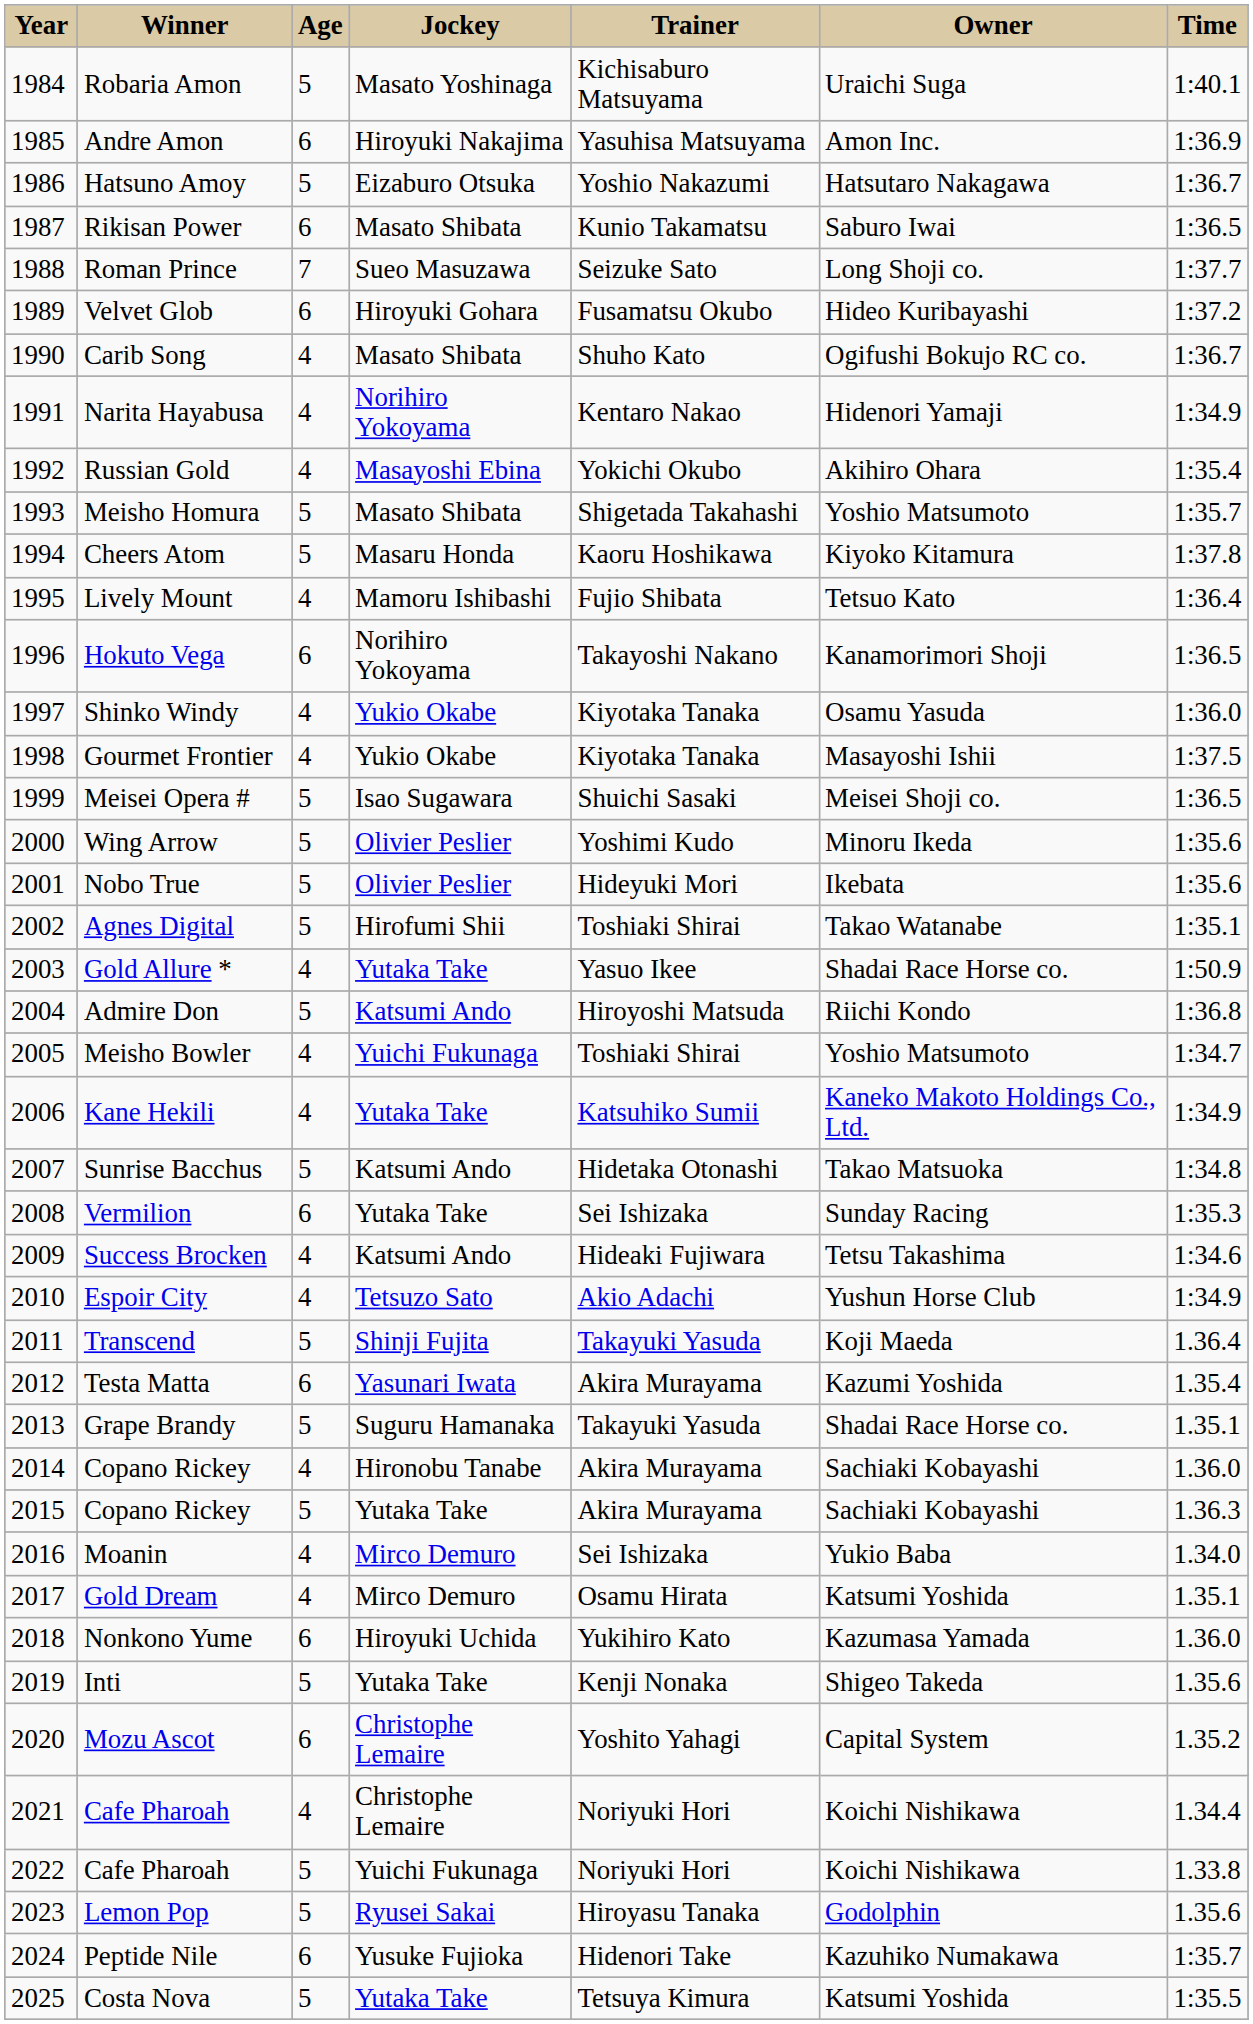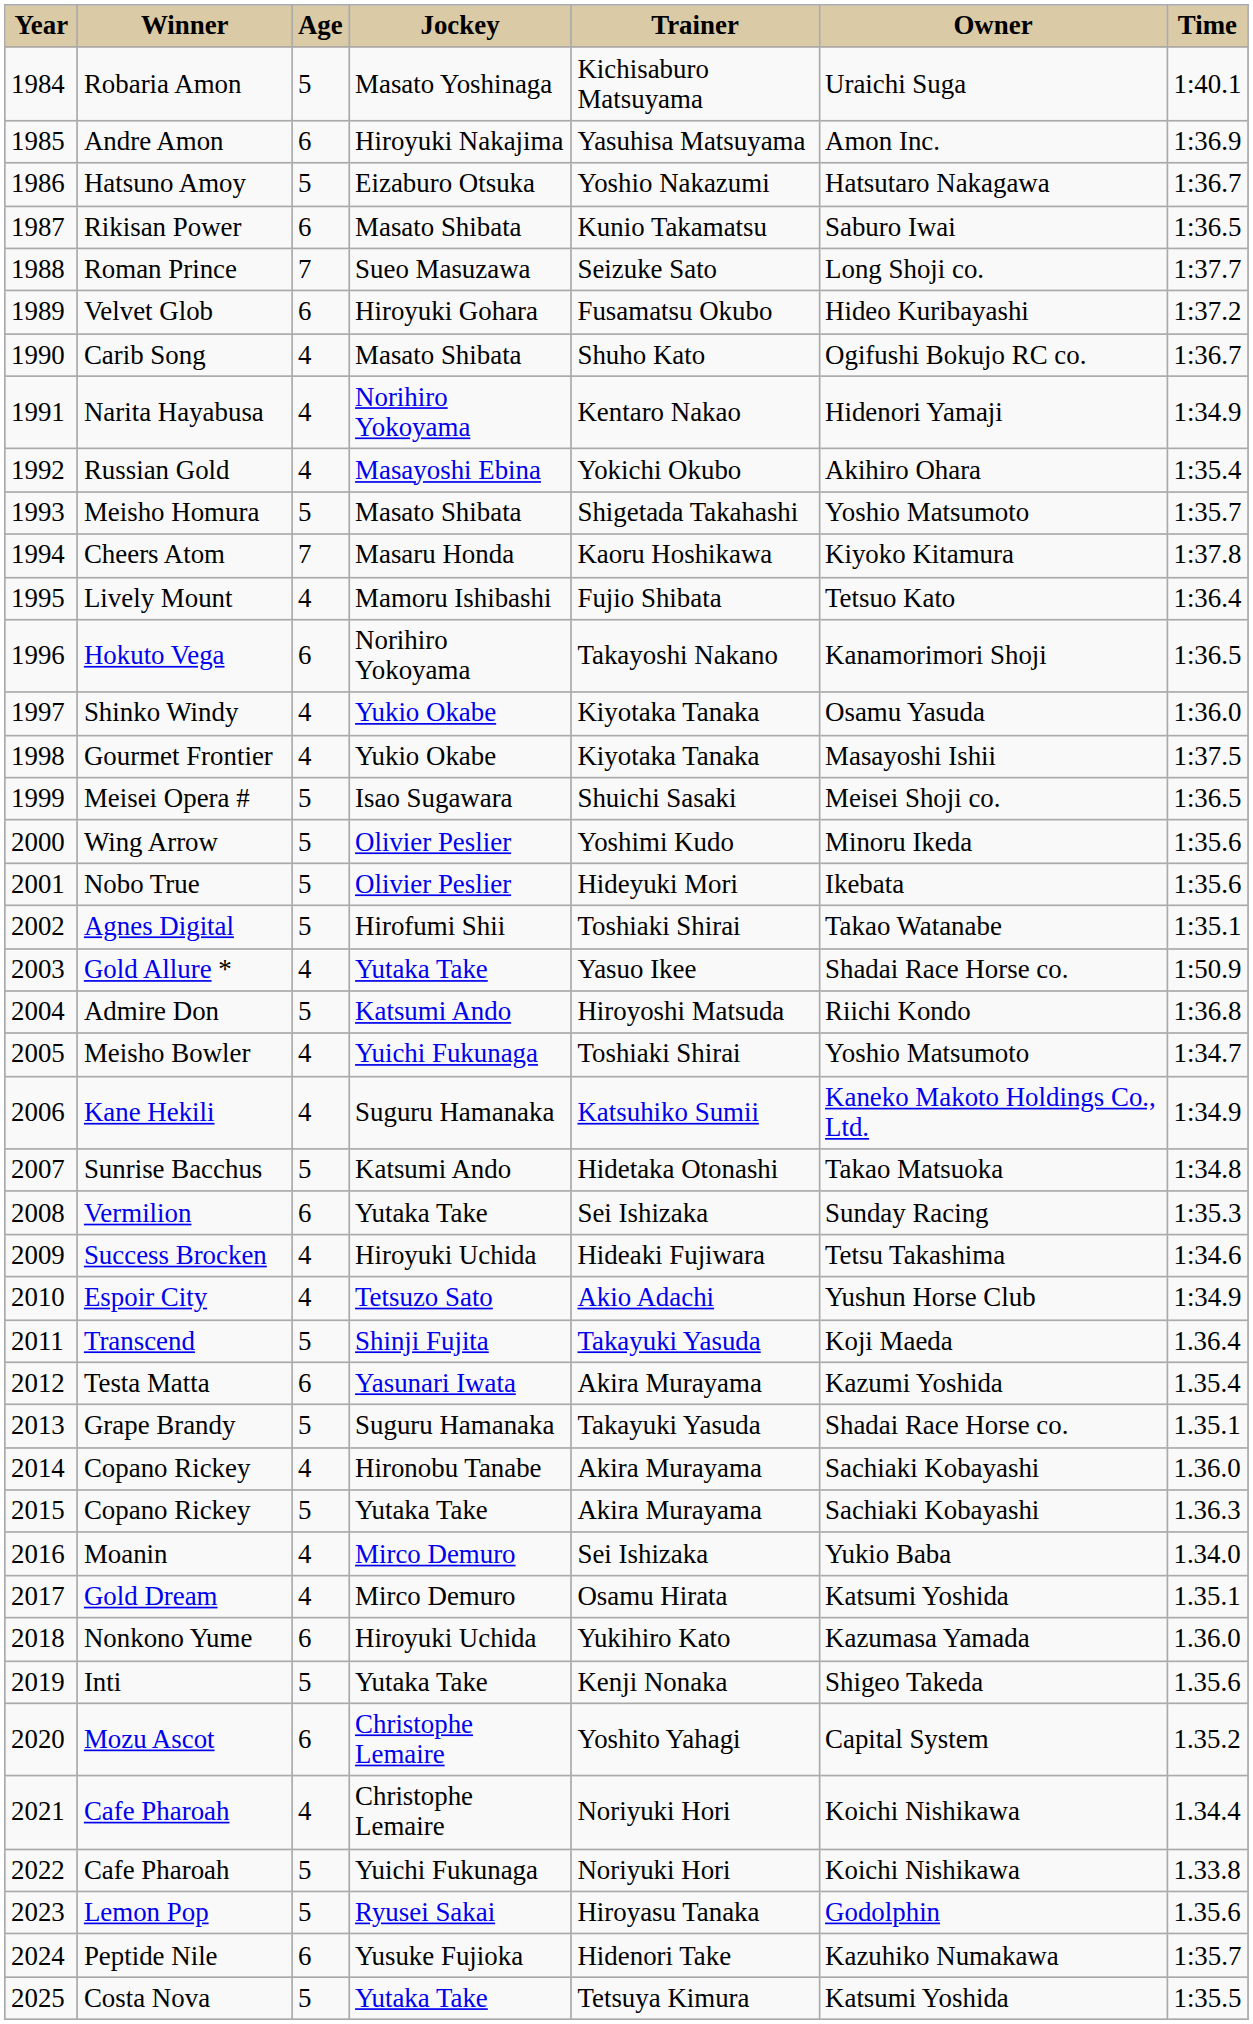(305, 555) 5 -> (305, 555) 7
(421, 1112) Yutaka Take -> (455, 1112) Suguru Hamanaka
(433, 1255) Katsumi Ando -> (446, 1255) Hiroyuki Uchida
